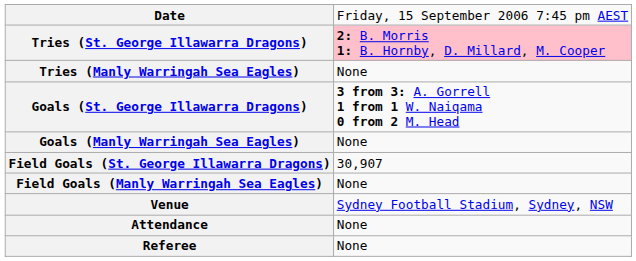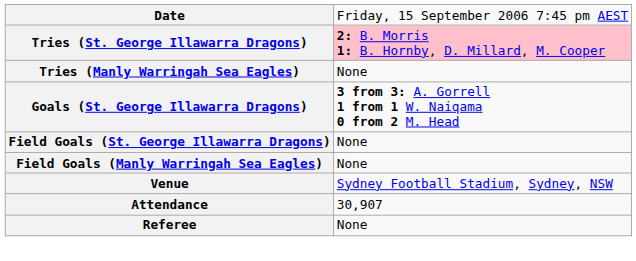- row: (170, 142)
(360, 163) 30,907 -> (352, 142) None
(352, 225) None -> (360, 204) 30,907
